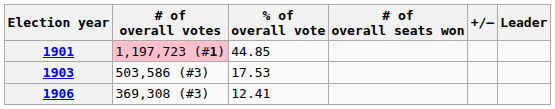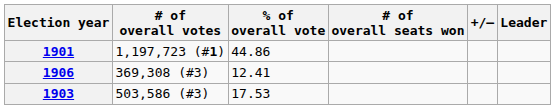(170, 51) pink background -> (170, 51) no background
(251, 51) 44.85 -> (251, 51) 44.86
rows swapped: (58, 72) <-> (58, 94)
